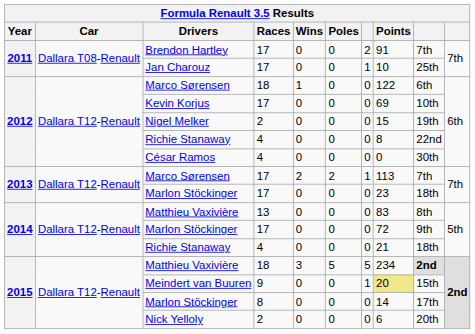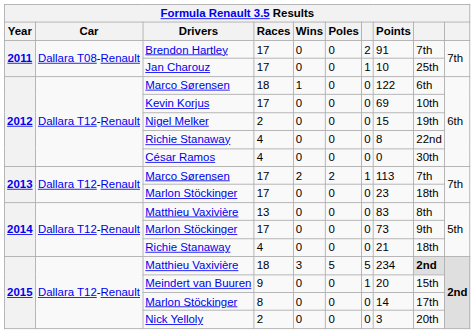(382, 229) 72 -> (382, 229) 73
(382, 283) khaki background -> (382, 283) no background
(379, 319) 6 -> (379, 319) 3
